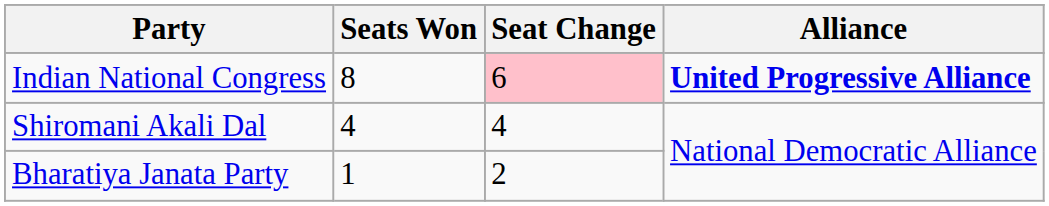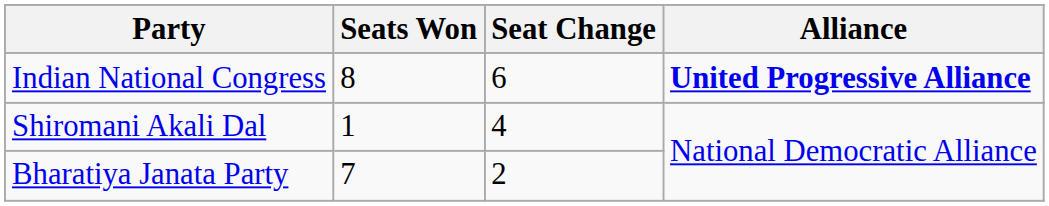(499, 77) pink background -> (499, 77) no background
(348, 126) 4 -> (348, 126) 1
(348, 175) 1 -> (348, 175) 7
